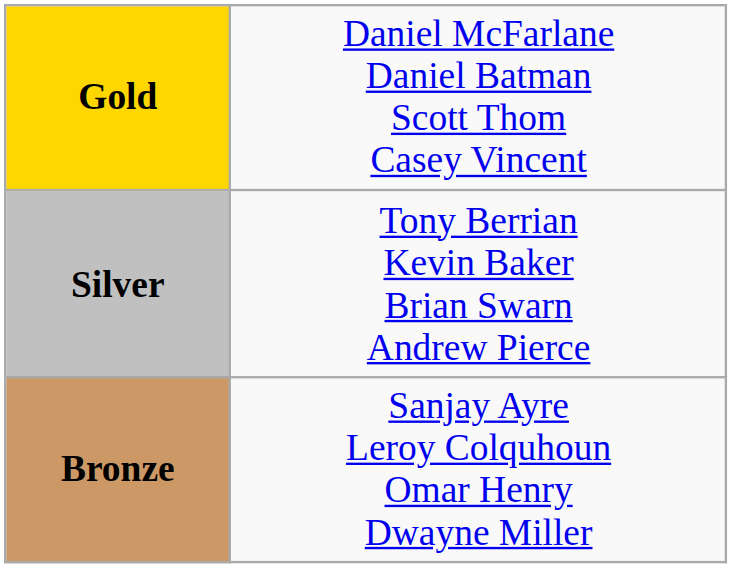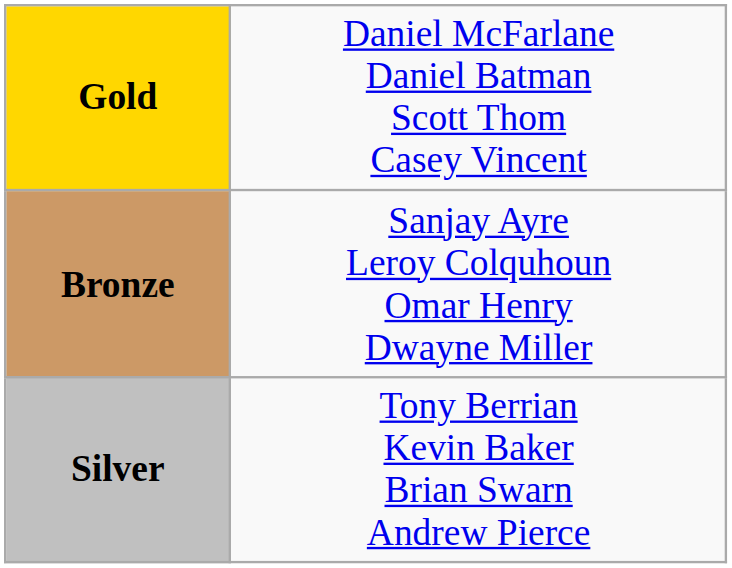rows swapped: (118, 283) <-> (118, 468)
